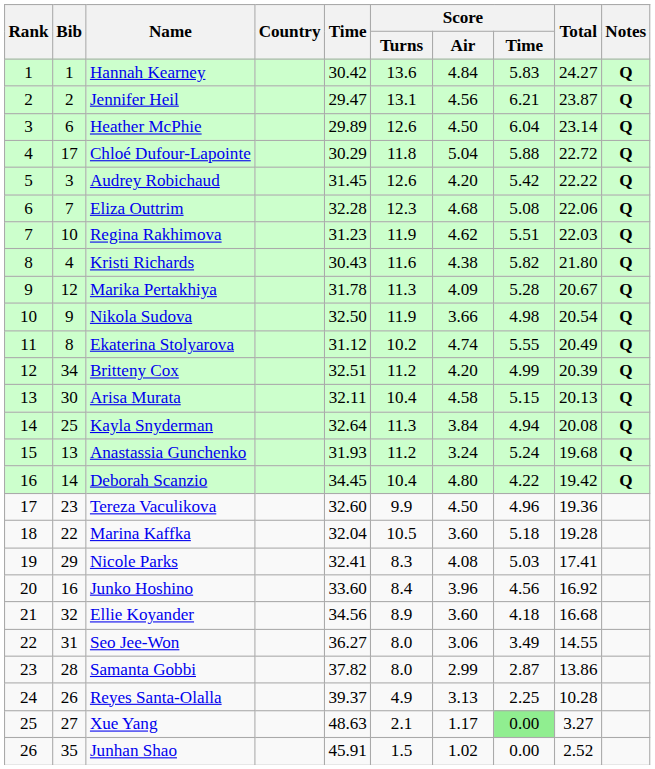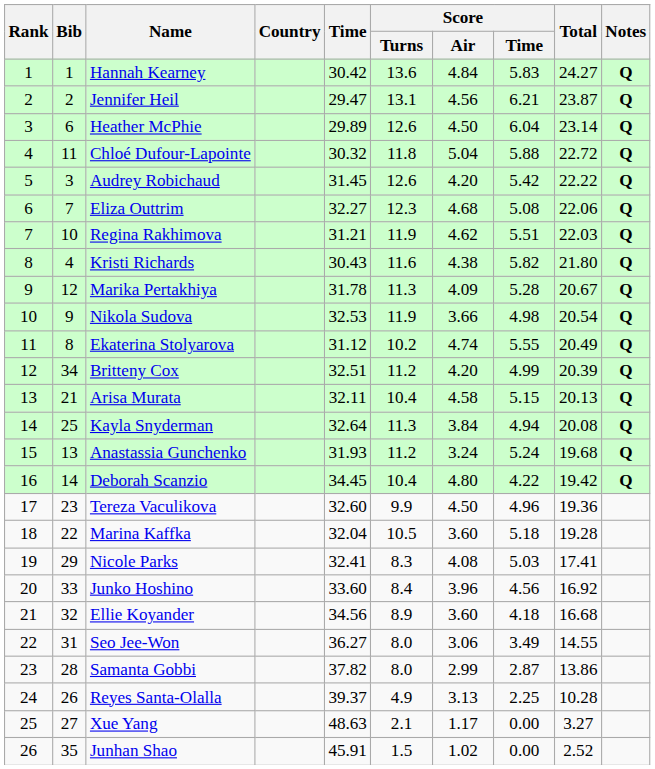(69, 153) 17 -> (69, 153) 11
(348, 153) 30.29 -> (348, 153) 30.32
(348, 208) 32.28 -> (348, 208) 32.27
(348, 235) 31.23 -> (348, 235) 31.21
(348, 316) 32.50 -> (348, 316) 32.53
(69, 398) 30 -> (69, 398) 21
(69, 588) 16 -> (69, 588) 33
(524, 724) lightgreen background -> (524, 724) no background
